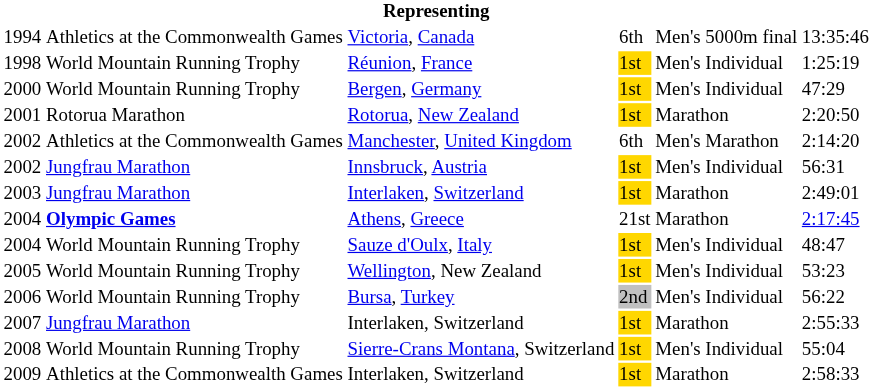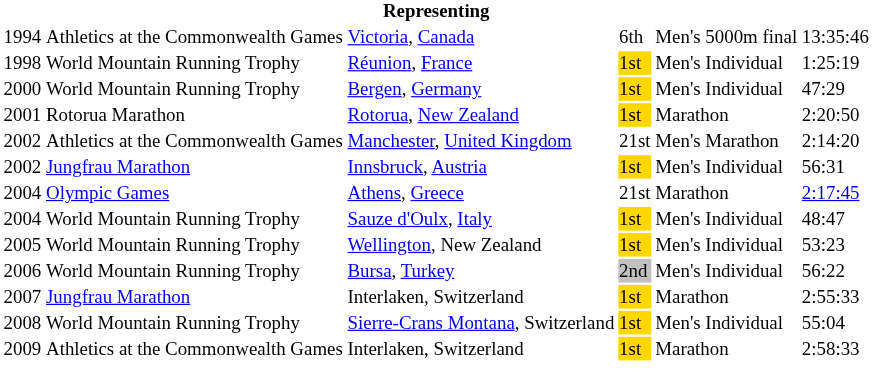(631, 140) 6th -> (635, 140) 21st
- row: (22, 192)
(111, 218) bold -> (108, 192) normal
